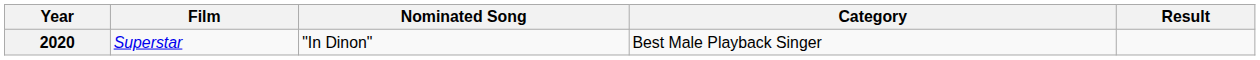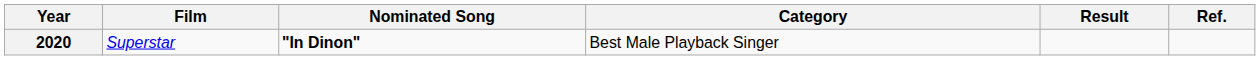+ column: (1212, 17)
(337, 42) normal -> (321, 42) bold
